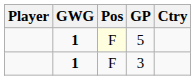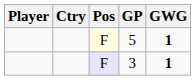columns swapped: (173, 16) <-> (75, 16)
(112, 63) no background -> (104, 63) lavender background
